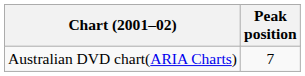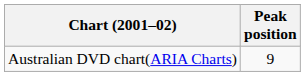(270, 58) 7 -> (270, 58) 9
